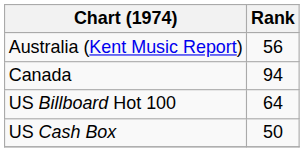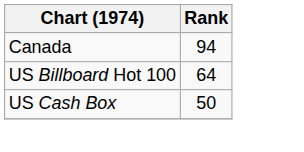- row: (126, 47)
